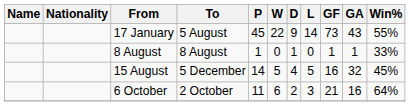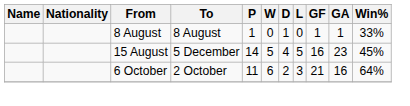- row: (144, 33)
(355, 71) 32 -> (340, 52) 23
